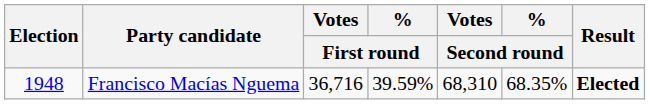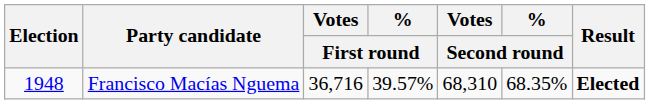(403, 83) 39.59% -> (403, 83) 39.57%
